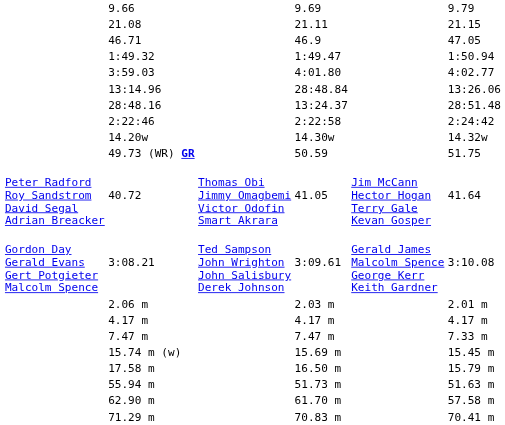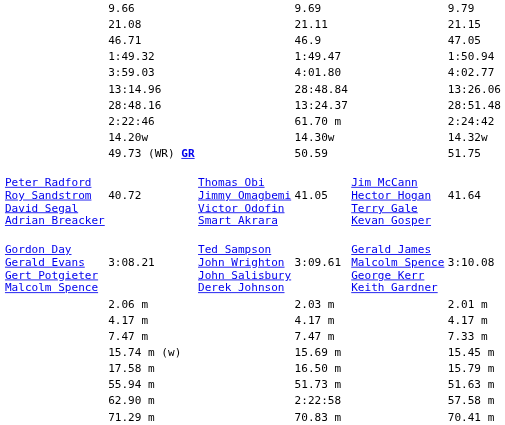(318, 121) 2:22:58 -> (318, 121) 61.70 m
(318, 401) 61.70 m -> (318, 401) 2:22:58
